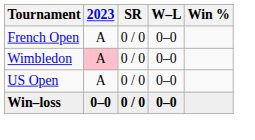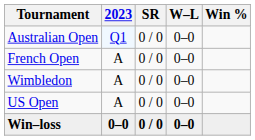+ row: (53, 37)
(101, 59) pink background -> (118, 80) no background
